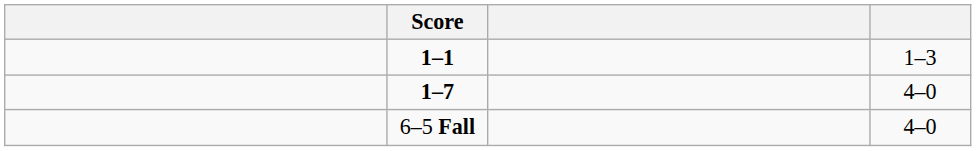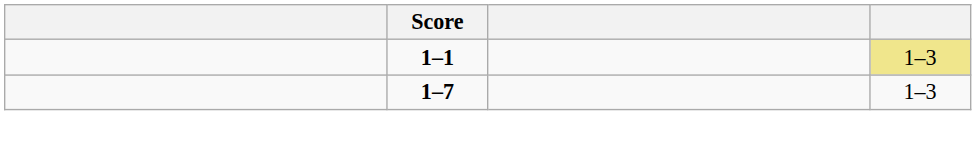(920, 57) no background -> (920, 57) khaki background
(920, 92) 4–0 -> (920, 92) 1–3
- row: (437, 127)
